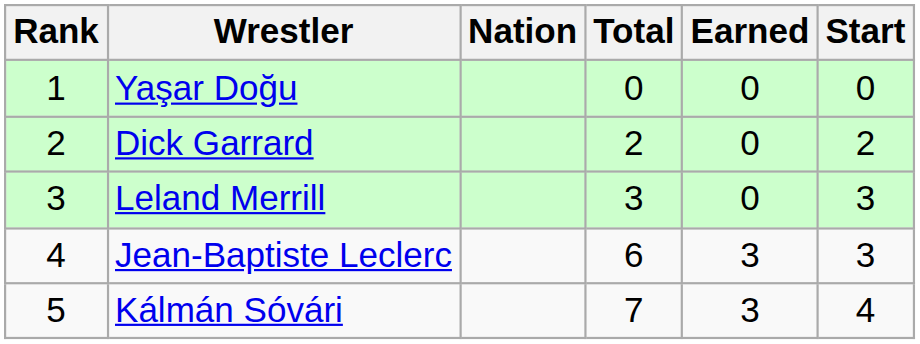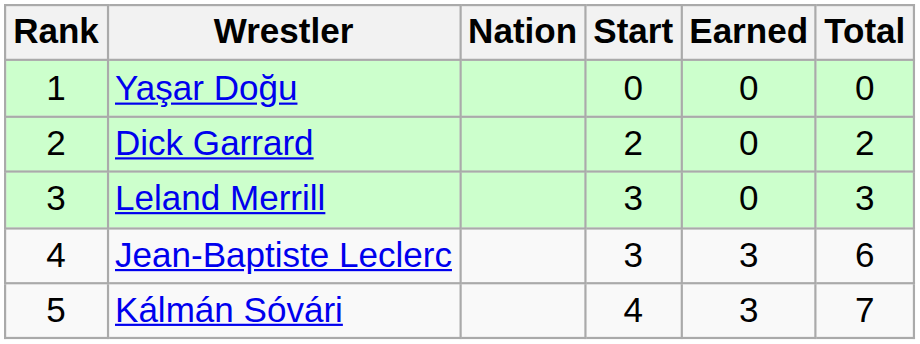columns swapped: (865, 32) <-> (634, 32)
